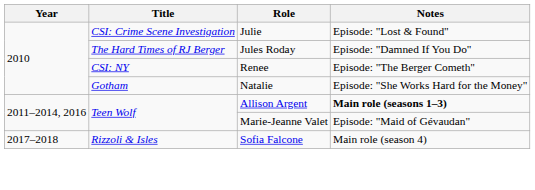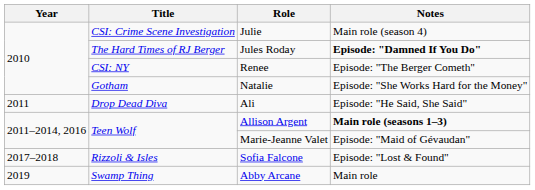(391, 31) Episode: "Lost & Found" -> (380, 31) Main role (season 4)
(402, 49) normal -> (407, 49) bold
+ row: (247, 103)
(380, 139) Main role (season 4) -> (391, 157) Episode: "Lost & Found"
+ row: (270, 175)
